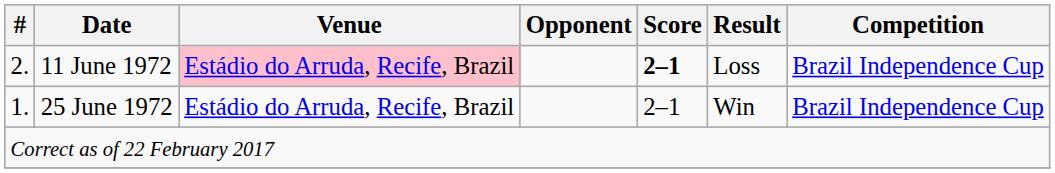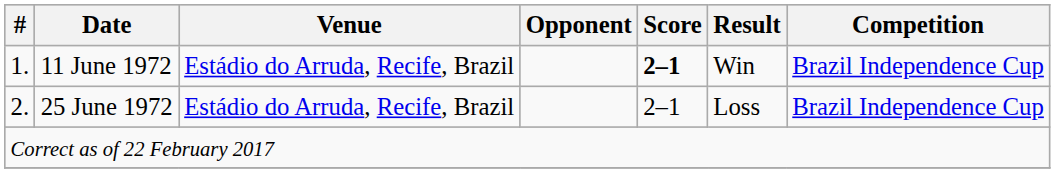(20, 65) 2. -> (20, 65) 1.
(349, 65) pink background -> (349, 65) no background
(737, 65) Loss -> (734, 65) Win
(20, 106) 1. -> (20, 106) 2.
(734, 106) Win -> (737, 106) Loss
